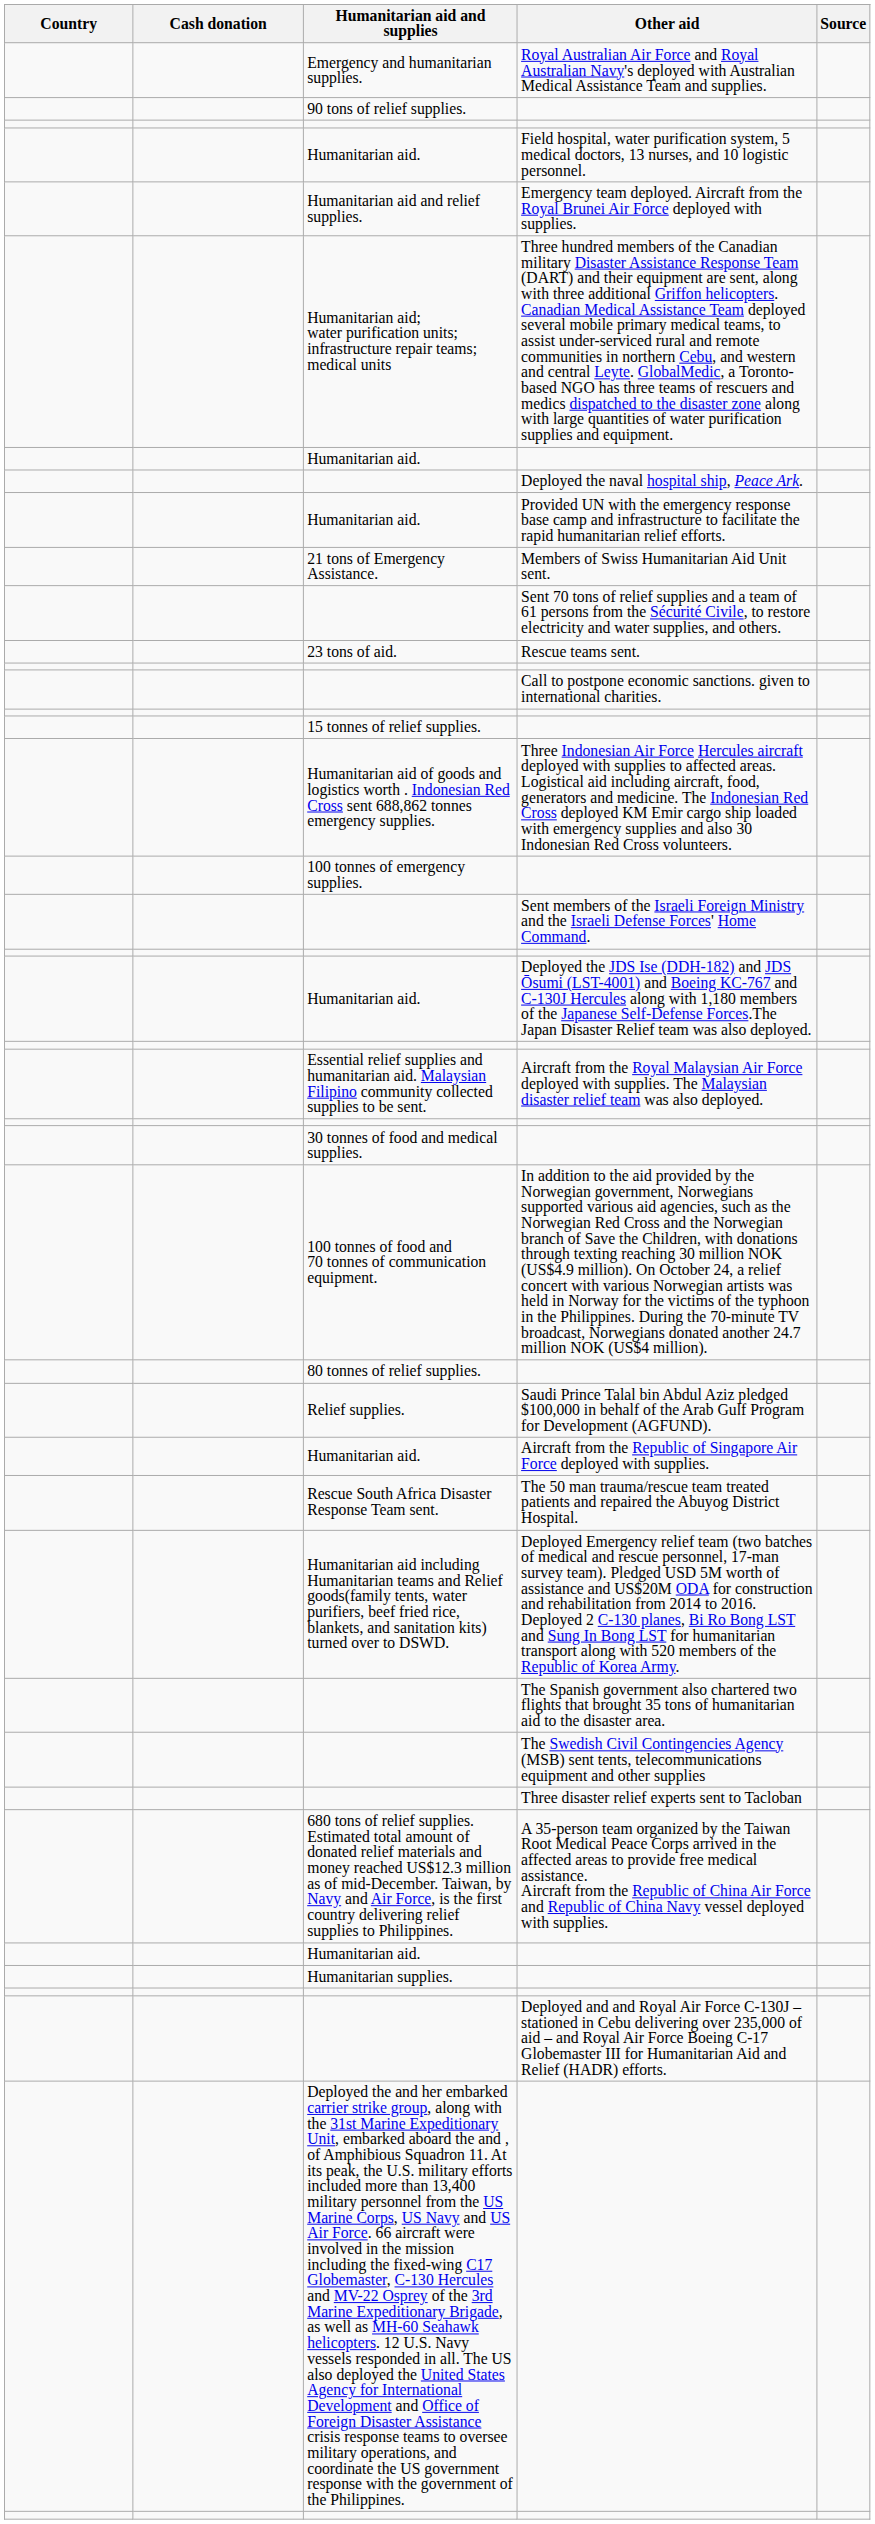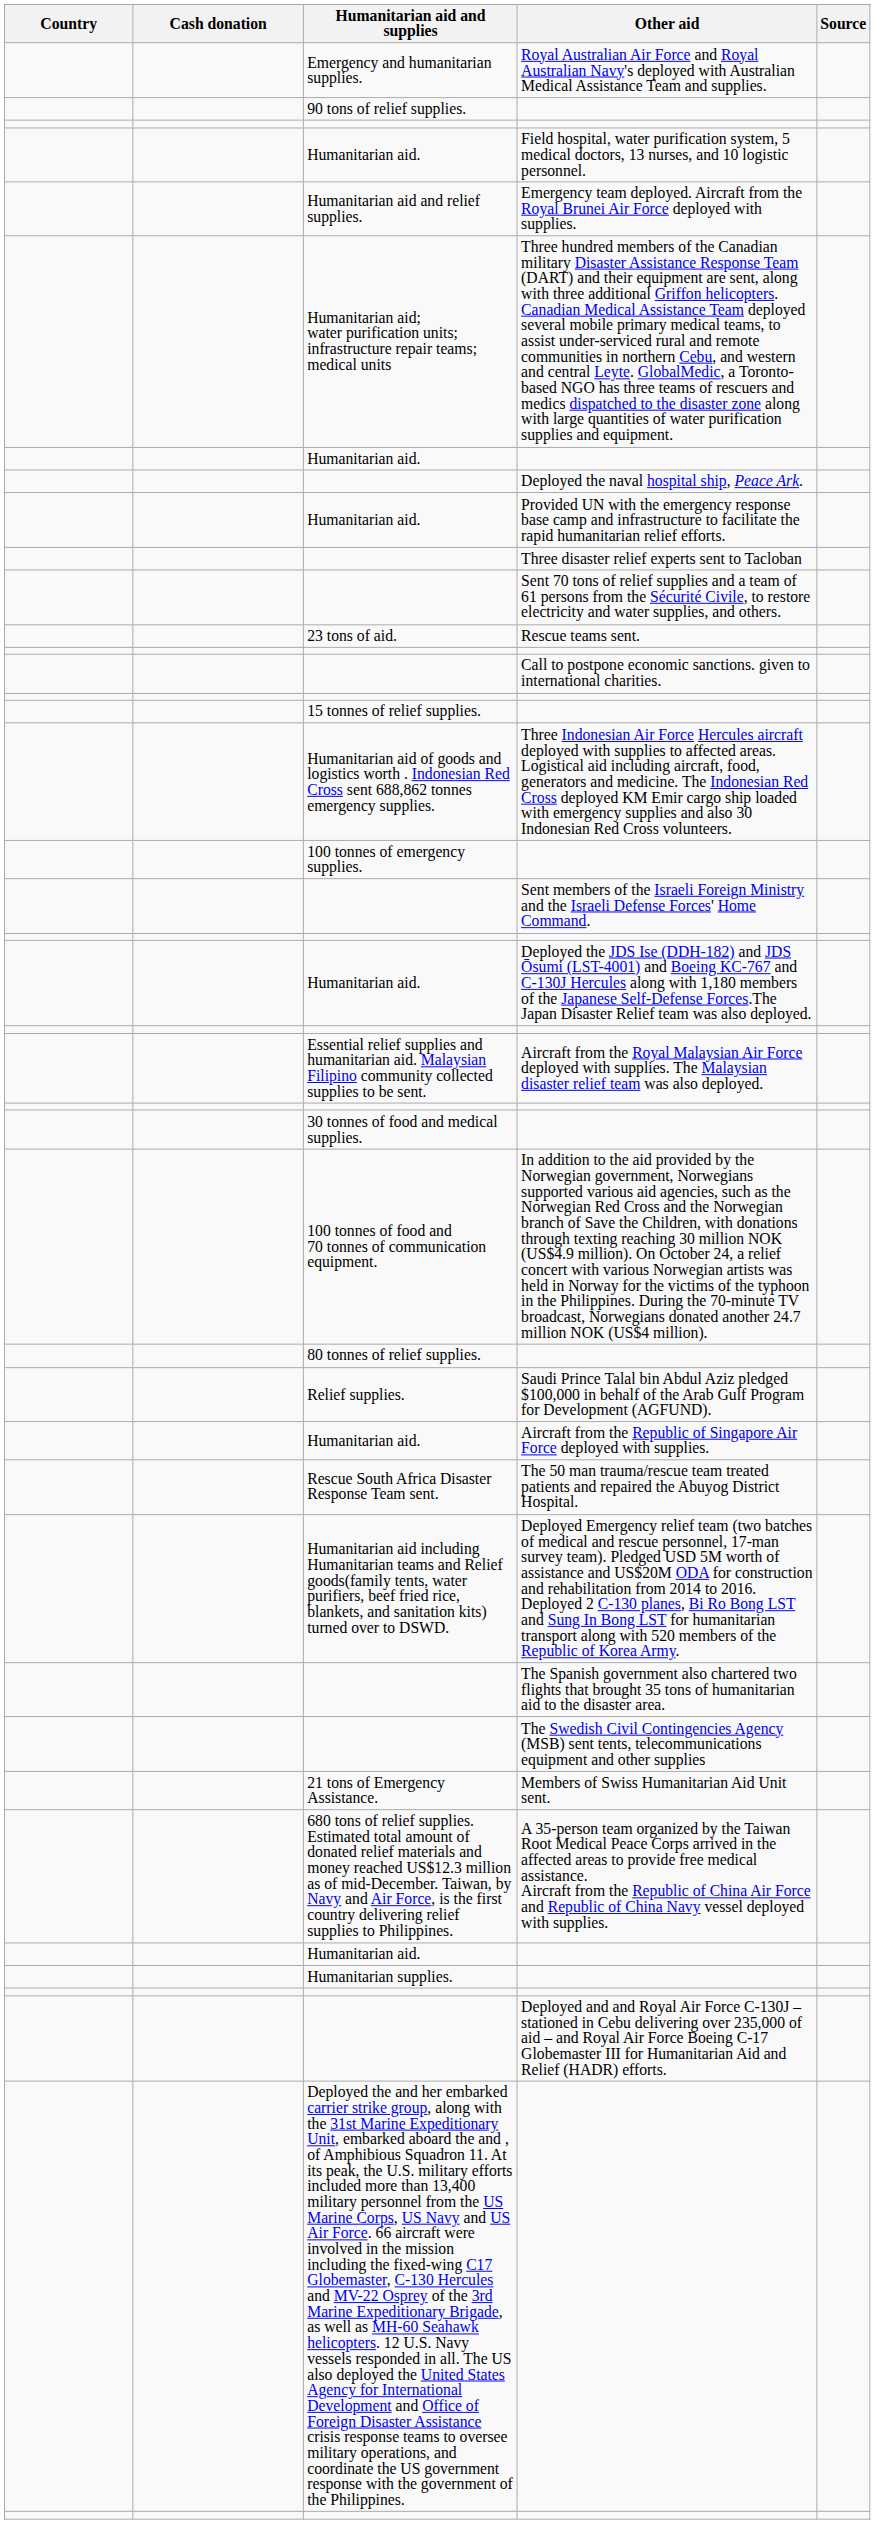rows swapped: (411, 1798) <-> (376, 566)
